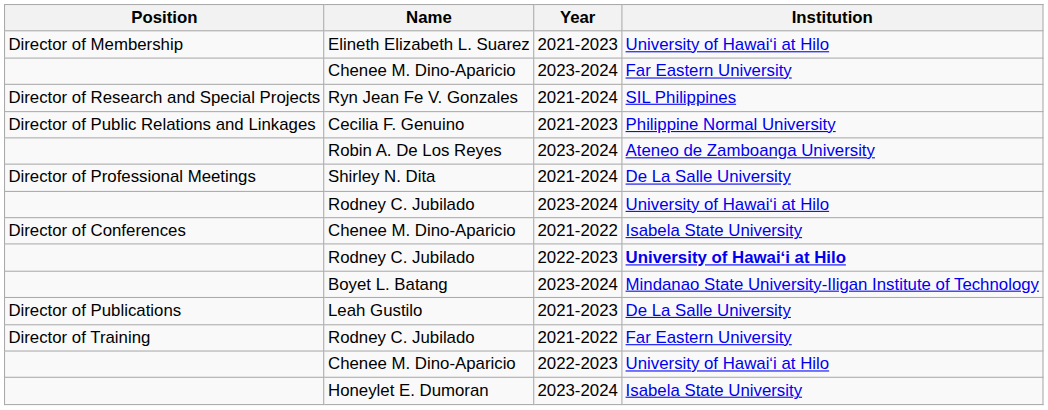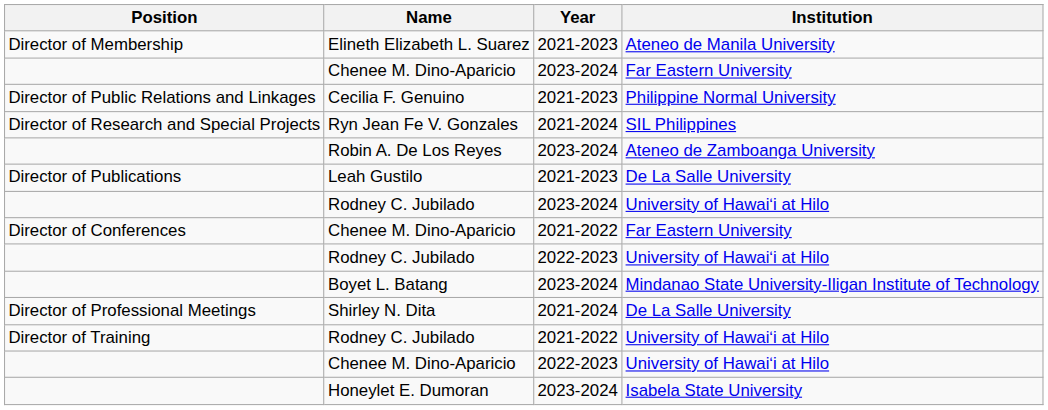(727, 44) University of Hawaiʻi at Hilo -> (730, 44) Ateneo de Manila University
rows swapped: (423, 97) <-> (396, 124)
rows swapped: (375, 310) <-> (382, 177)
(714, 230) Isabela State University -> (709, 230) Far Eastern University
(736, 257) bold -> (727, 257) normal
(709, 337) Far Eastern University -> (727, 337) University of Hawaiʻi at Hilo
